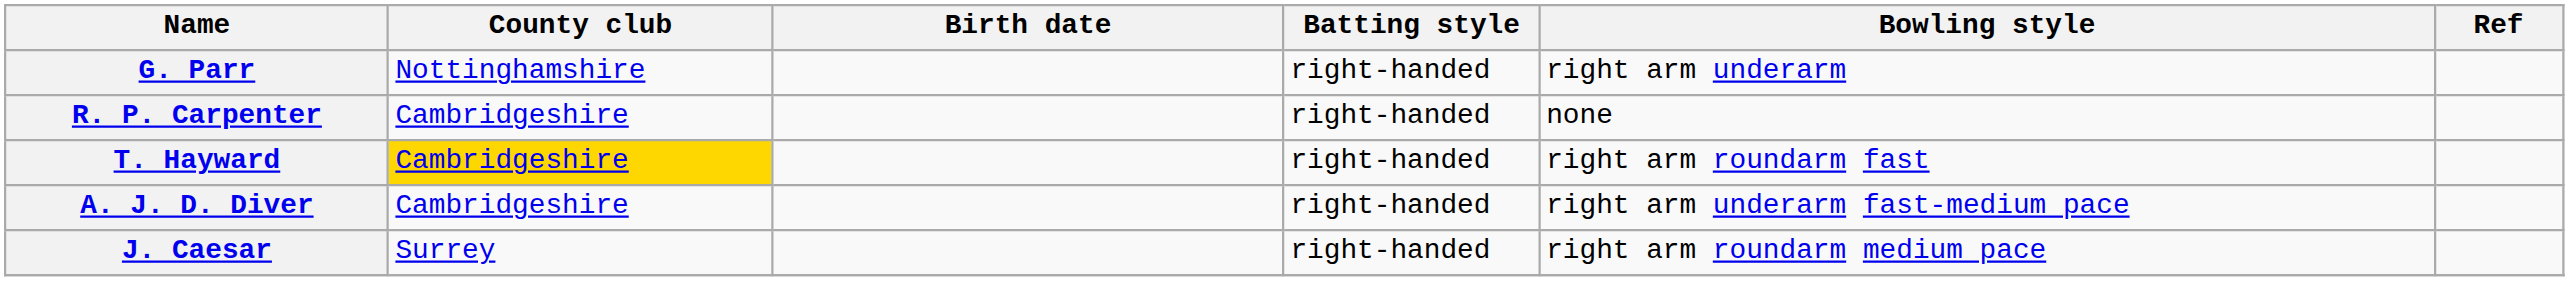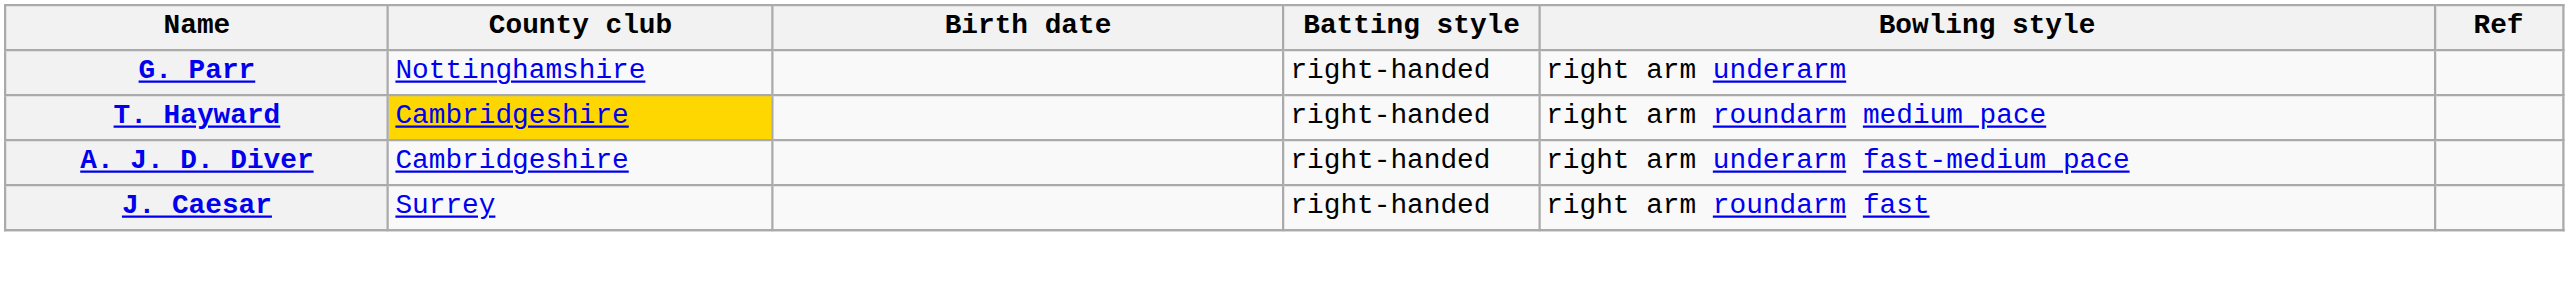- row: (197, 118)
(1738, 162) right arm roundarm fast -> (1796, 118) right arm roundarm medium pace
(1796, 252) right arm roundarm medium pace -> (1738, 207) right arm roundarm fast
